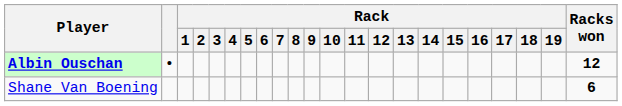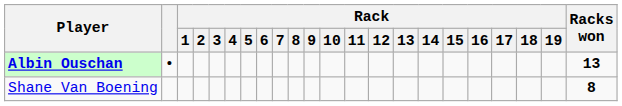(591, 64) 12 -> (591, 64) 13
(591, 88) 6 -> (591, 88) 8
